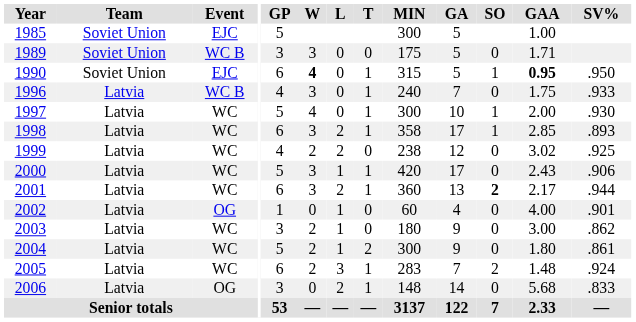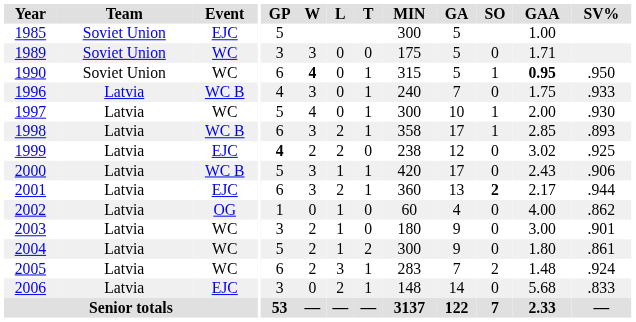(225, 53) WC B -> (225, 53) WC
(225, 72) EJC -> (225, 72) WC
(225, 131) WC -> (225, 131) WC B
(225, 151) WC -> (225, 151) EJC
(280, 151) normal -> (280, 151) bold
(225, 170) WC -> (225, 170) WC B
(225, 190) WC -> (225, 190) EJC
(601, 209) .901 -> (601, 209) .862
(601, 229) .862 -> (601, 229) .901
(225, 288) OG -> (225, 288) EJC
